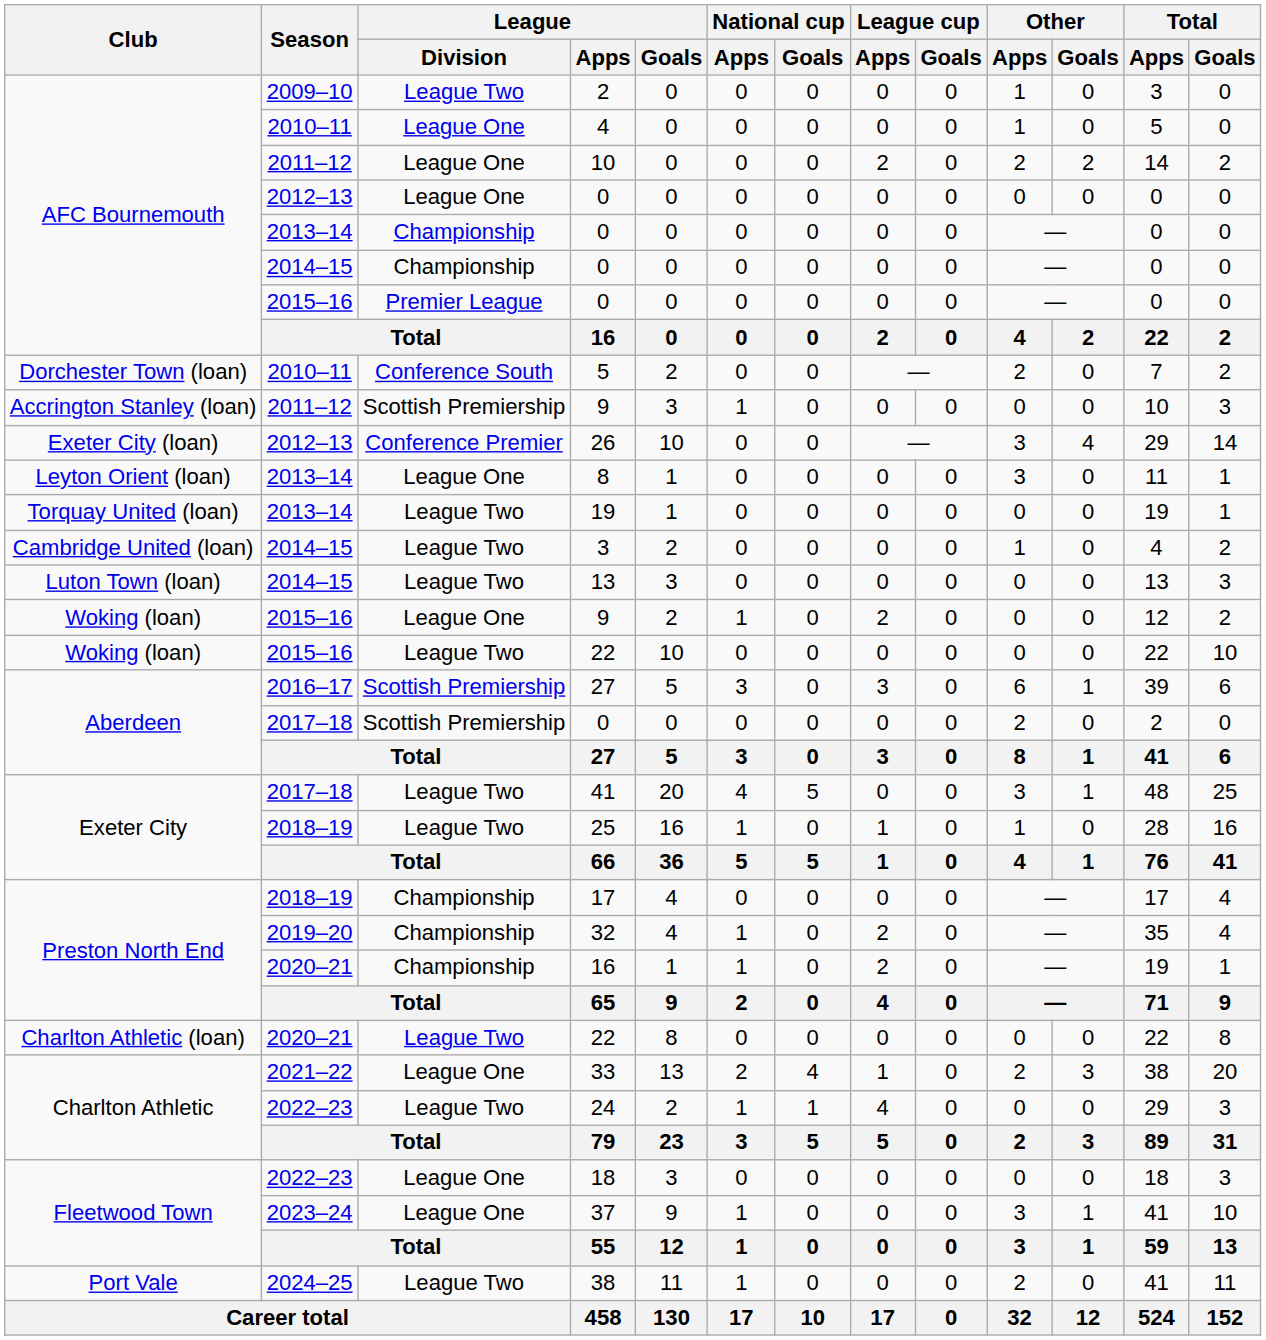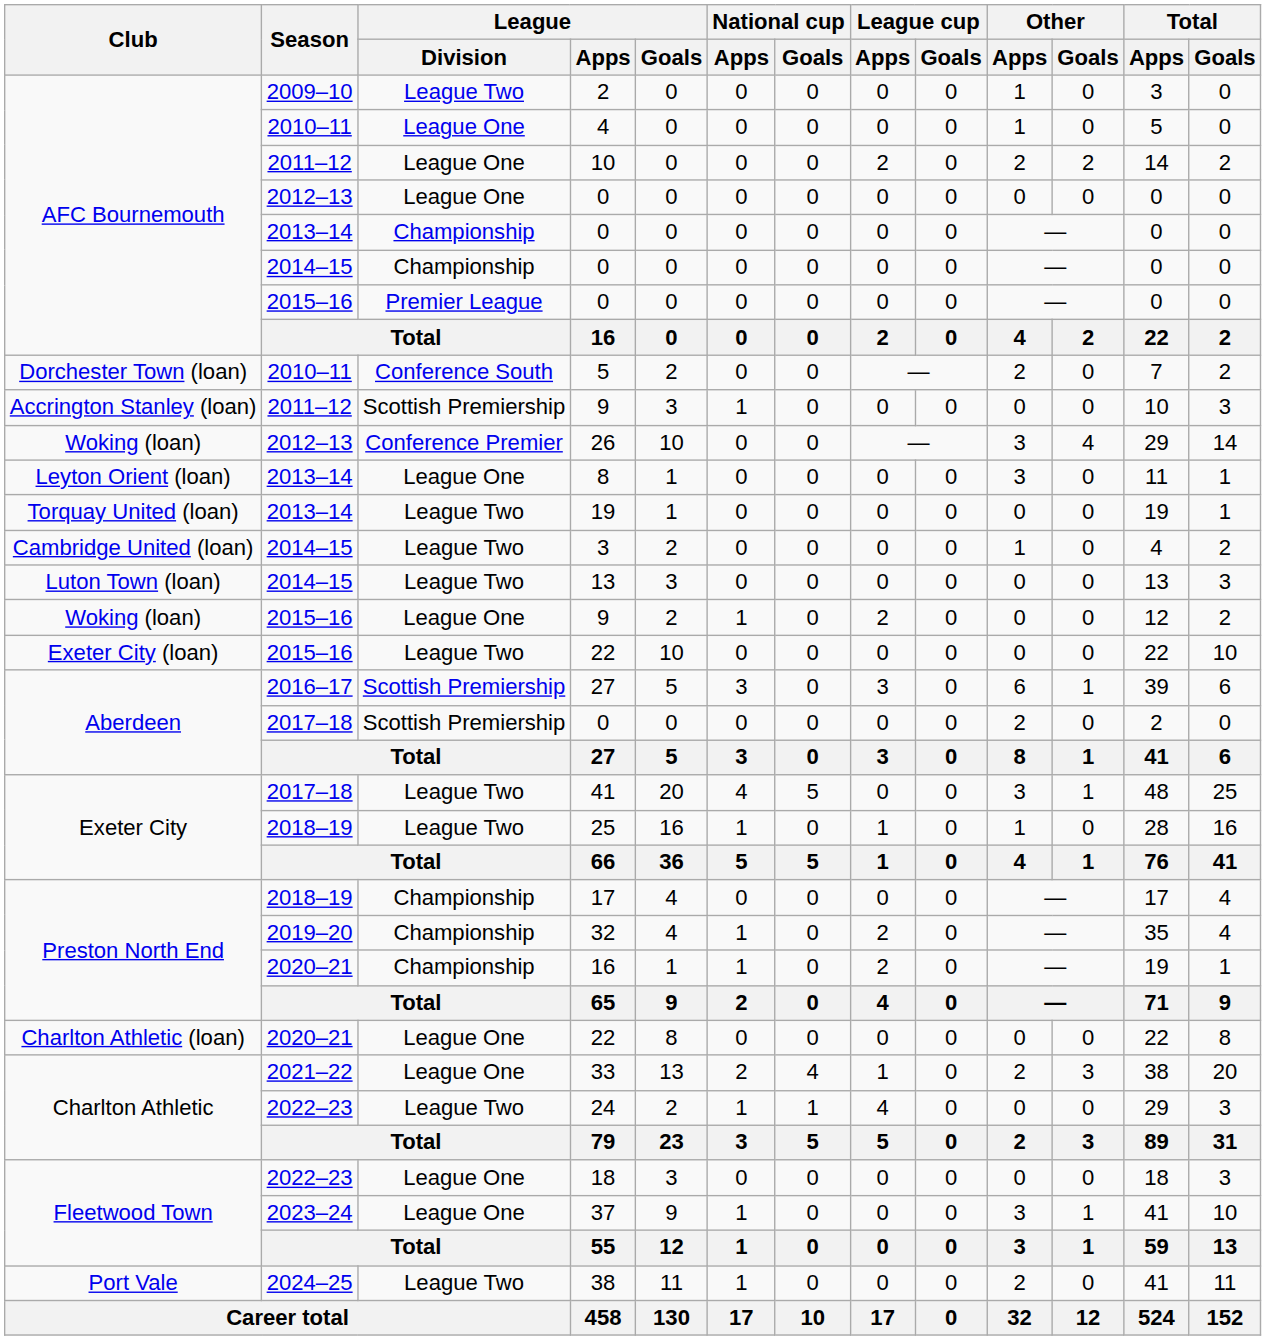(133, 442) Exeter City (loan) -> (133, 442) Woking (loan)
(133, 652) Woking (loan) -> (133, 652) Exeter City (loan)
(464, 1037) League Two -> (464, 1037) League One
